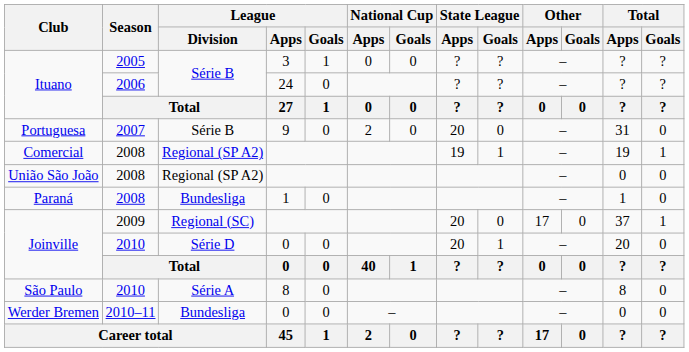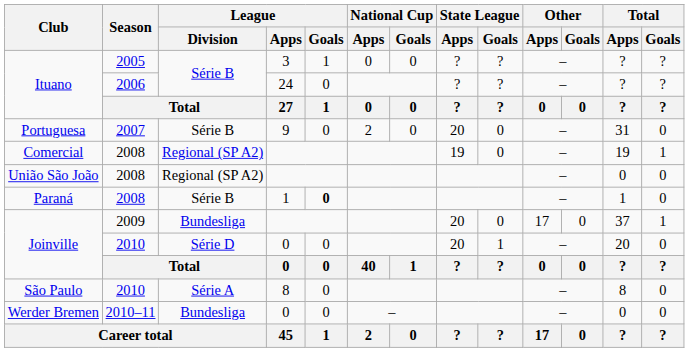(500, 152) 1 -> (500, 152) 0
(213, 198) Bundesliga -> (213, 198) Série B
(326, 198) normal -> (326, 198) bold
(213, 221) Regional (SC) -> (213, 221) Bundesliga
